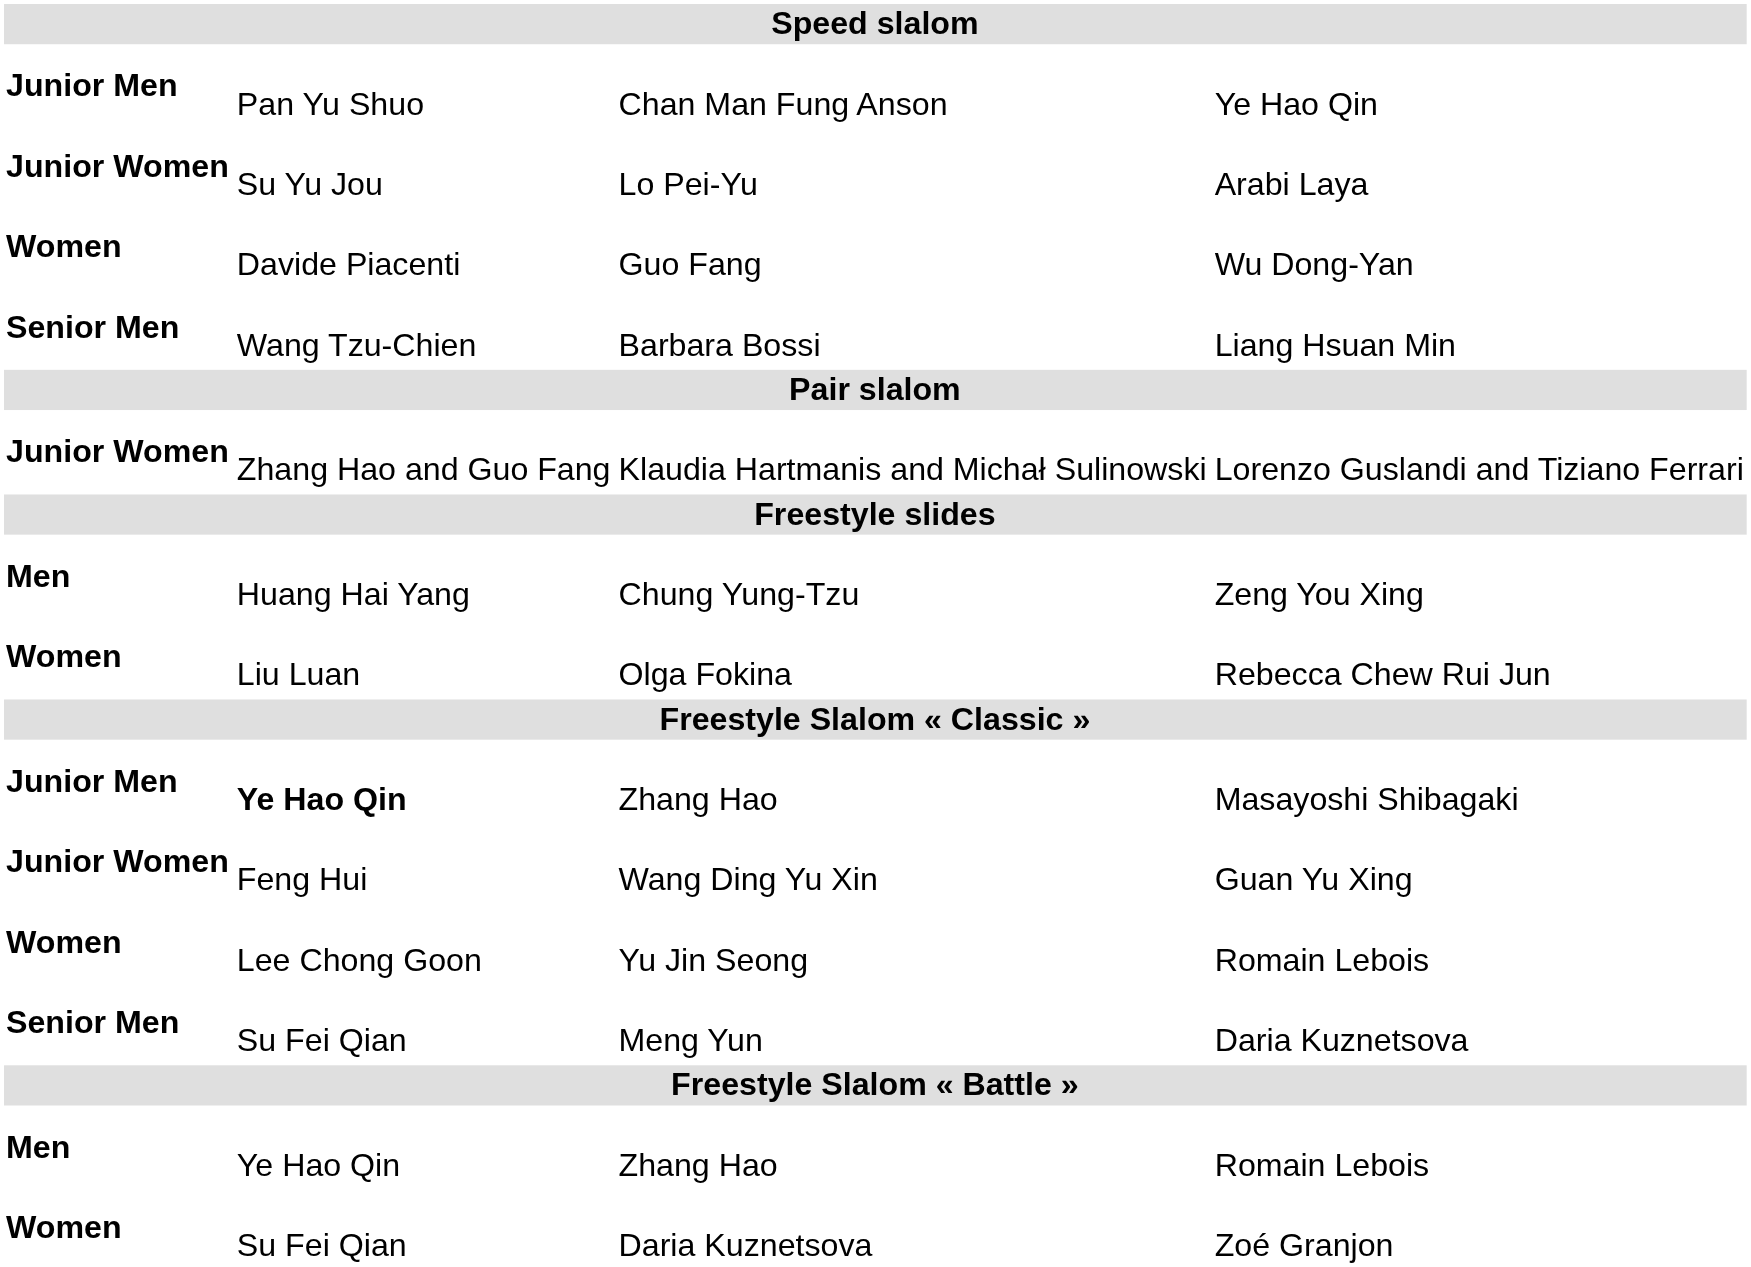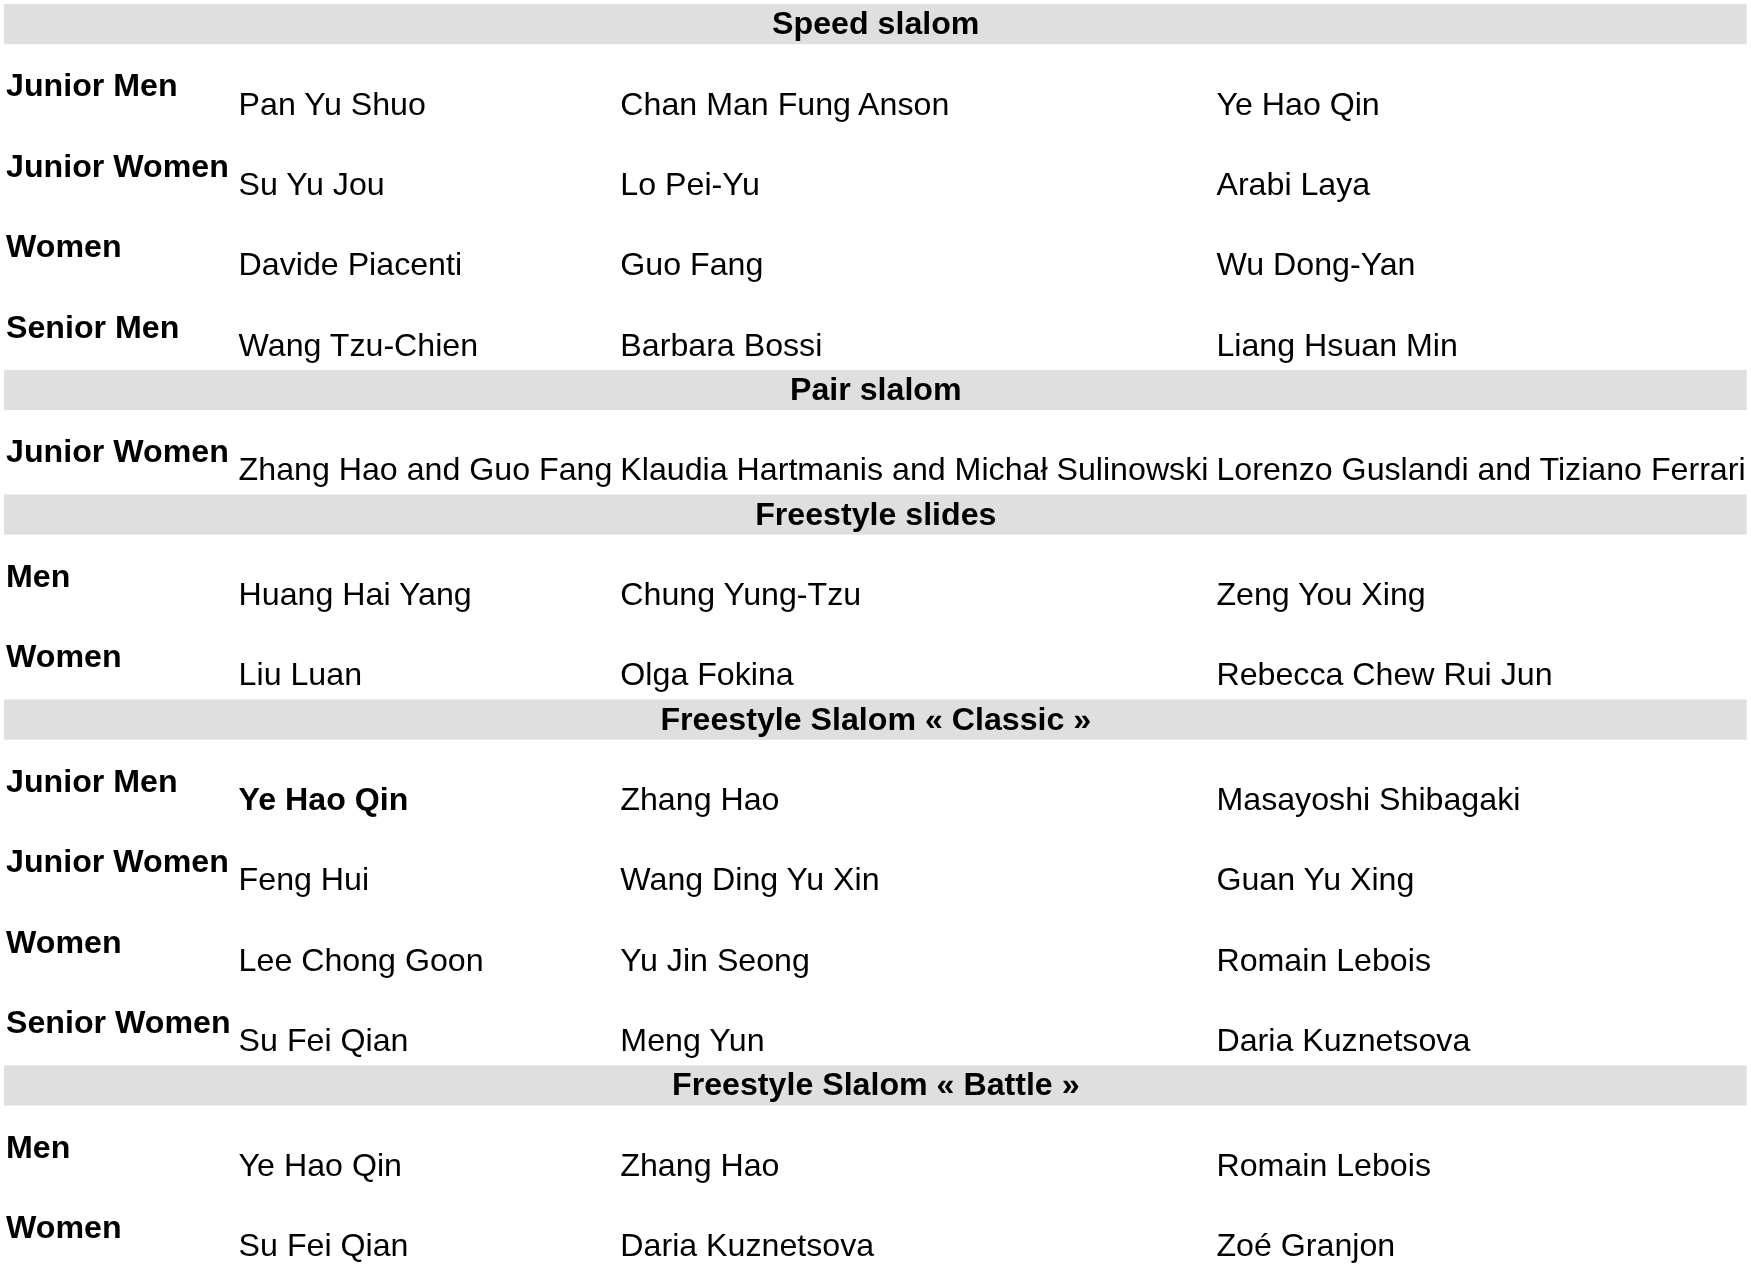(93, 1022) Senior Men -> (118, 1022) Senior Women
